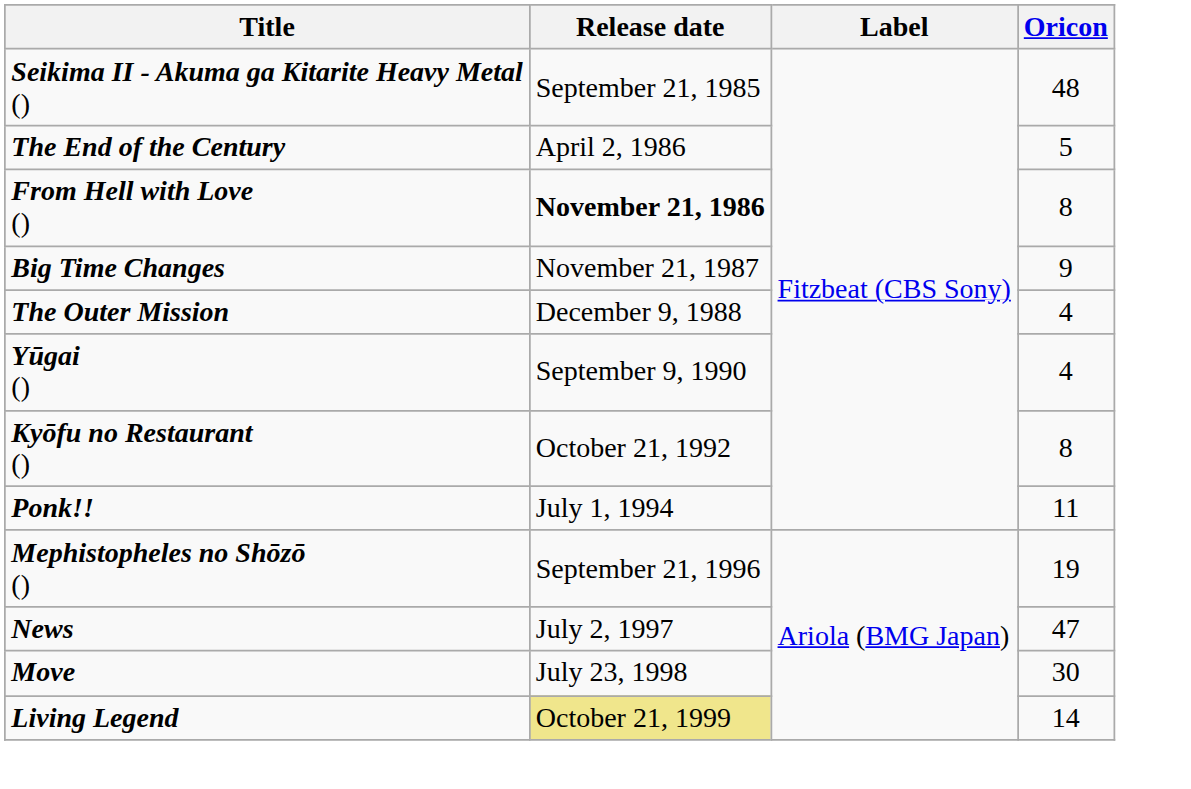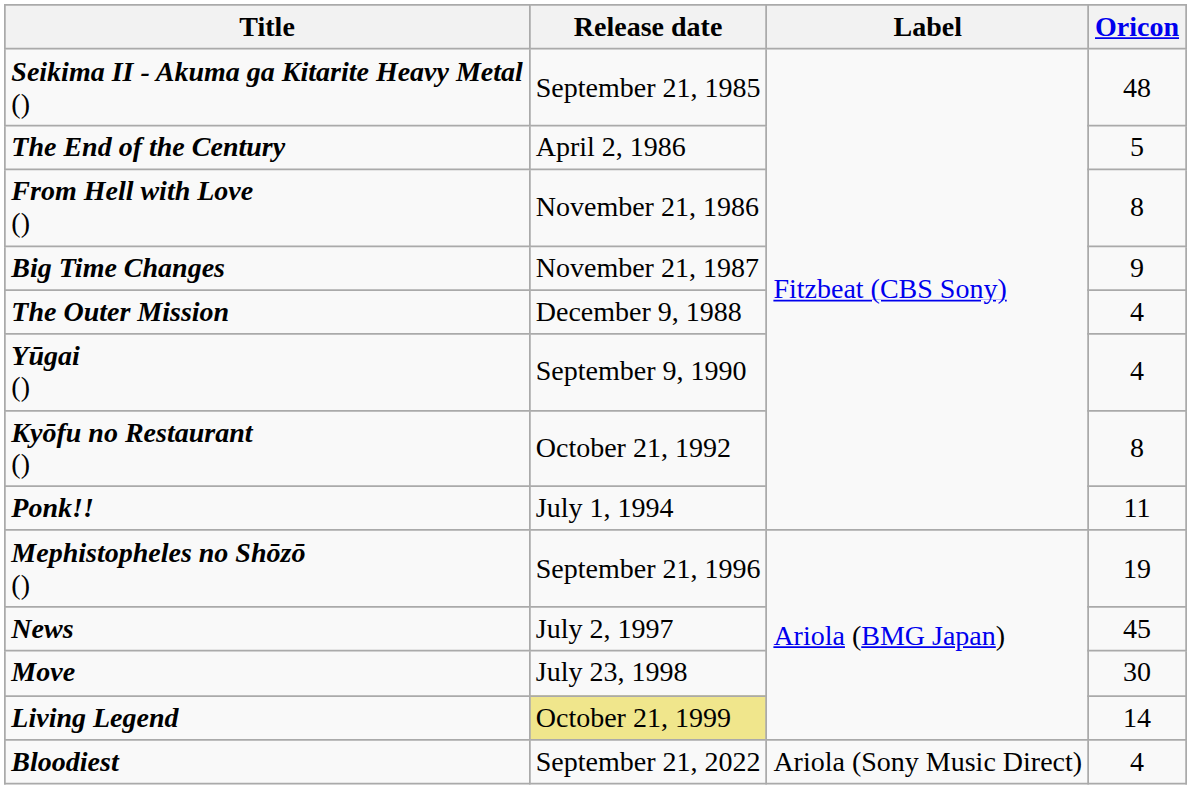(650, 207) bold -> (647, 207) normal
(1066, 628) 47 -> (1137, 628) 45
+ row: (65, 761)
